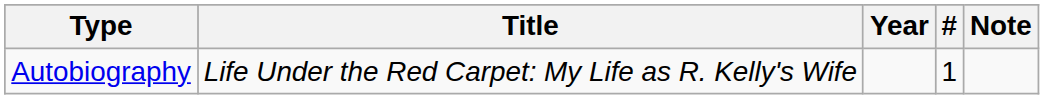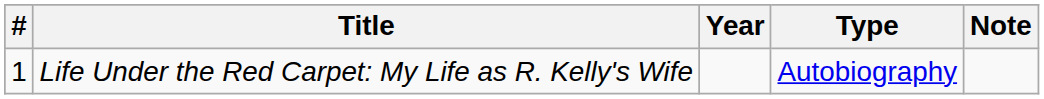columns swapped: (949, 26) <-> (101, 26)
